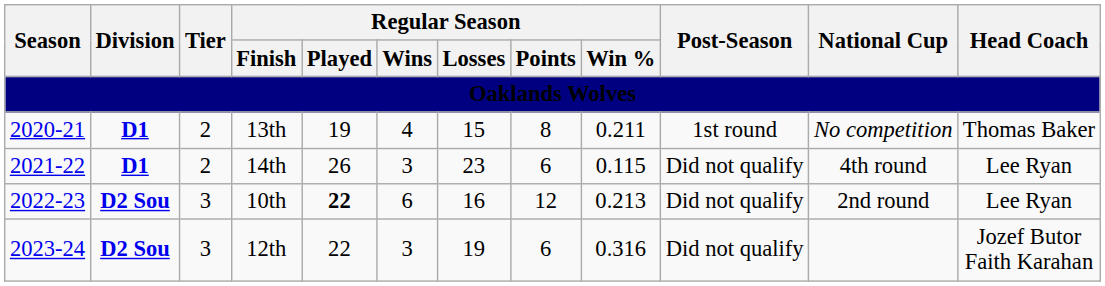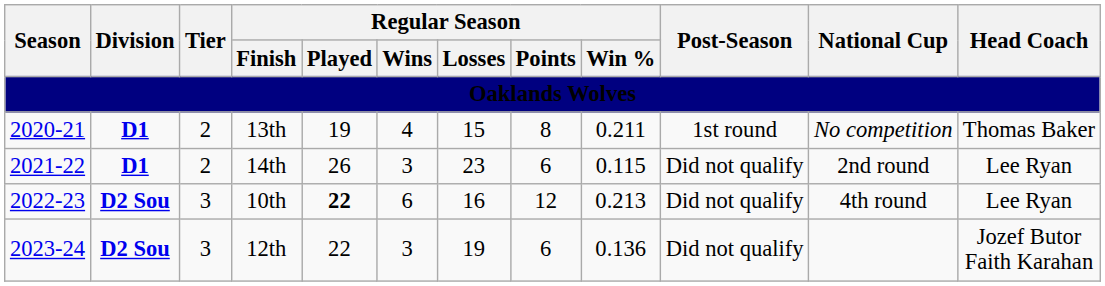(883, 165) 4th round -> (883, 165) 2nd round
(883, 201) 2nd round -> (883, 201) 4th round
(621, 249) 0.316 -> (621, 249) 0.136
